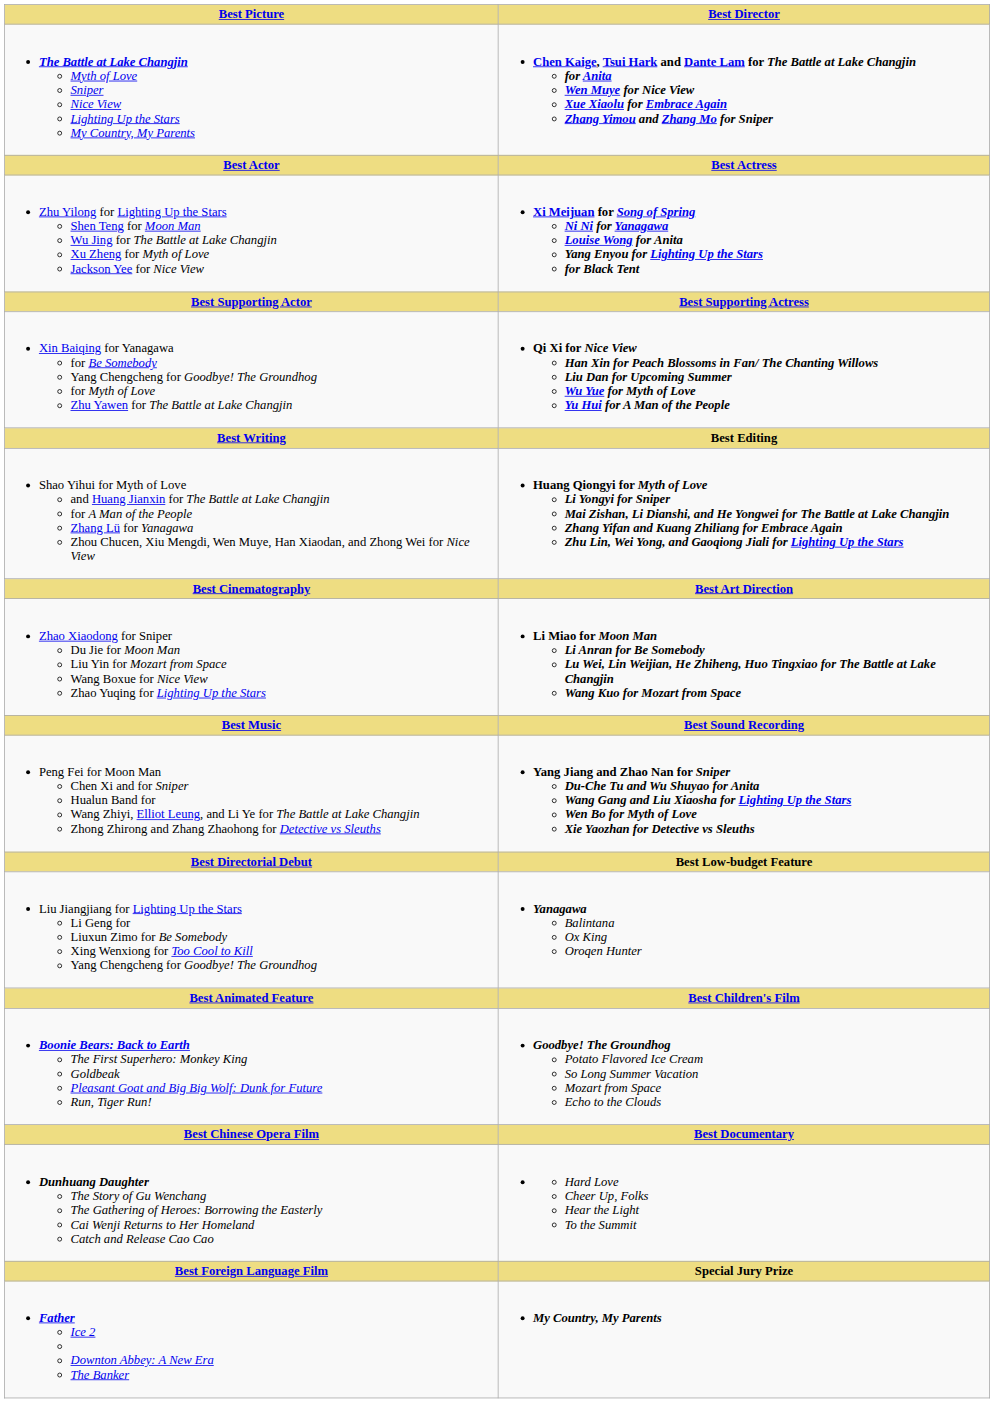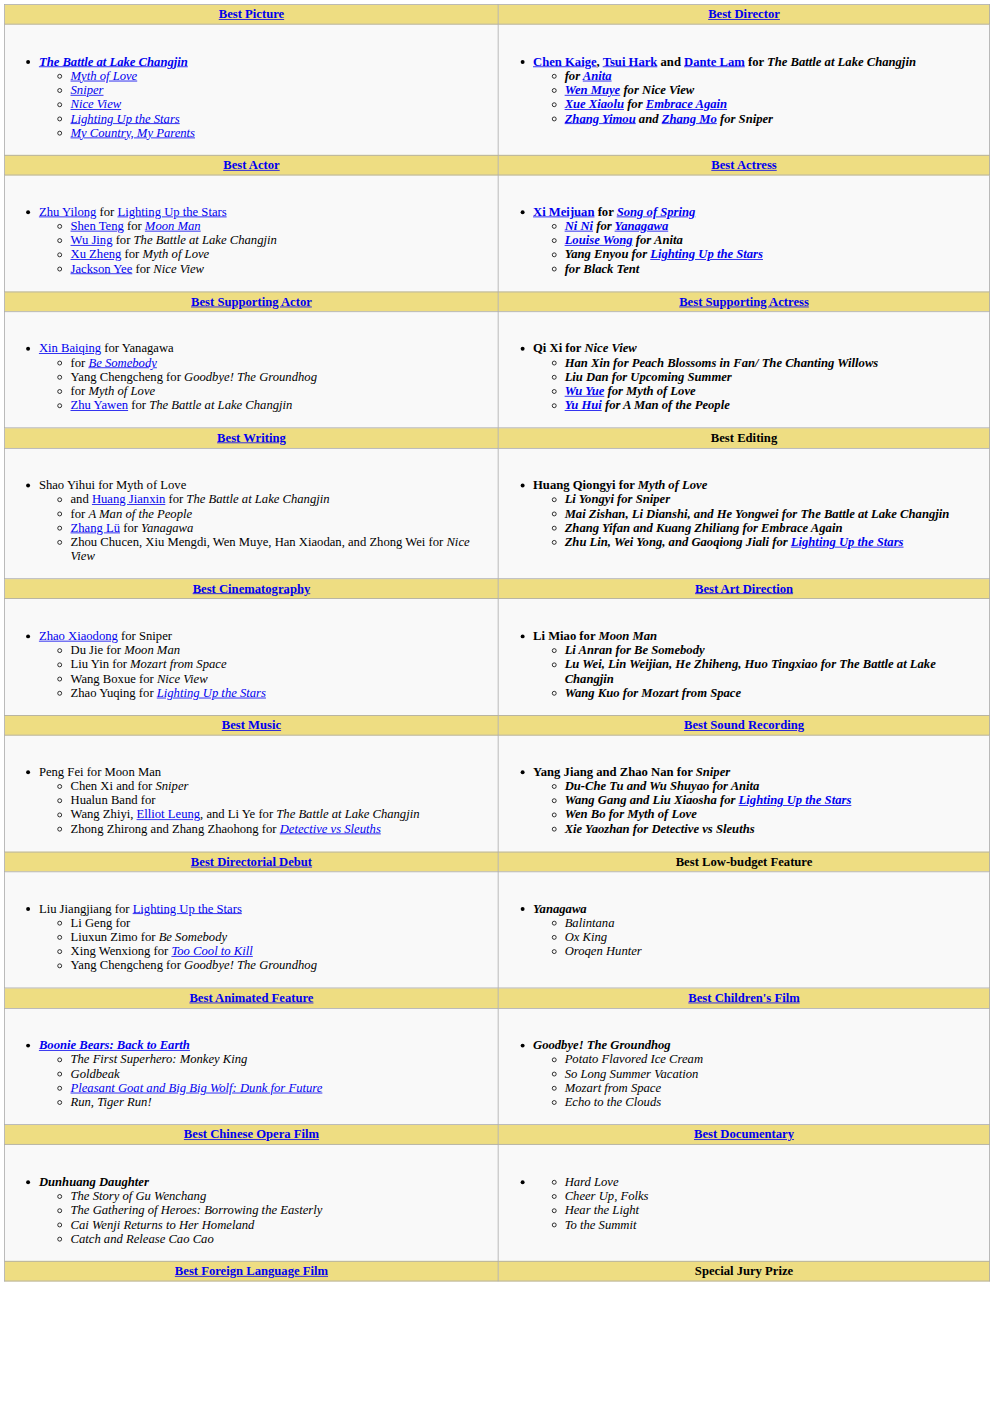- row: (251, 1346)
